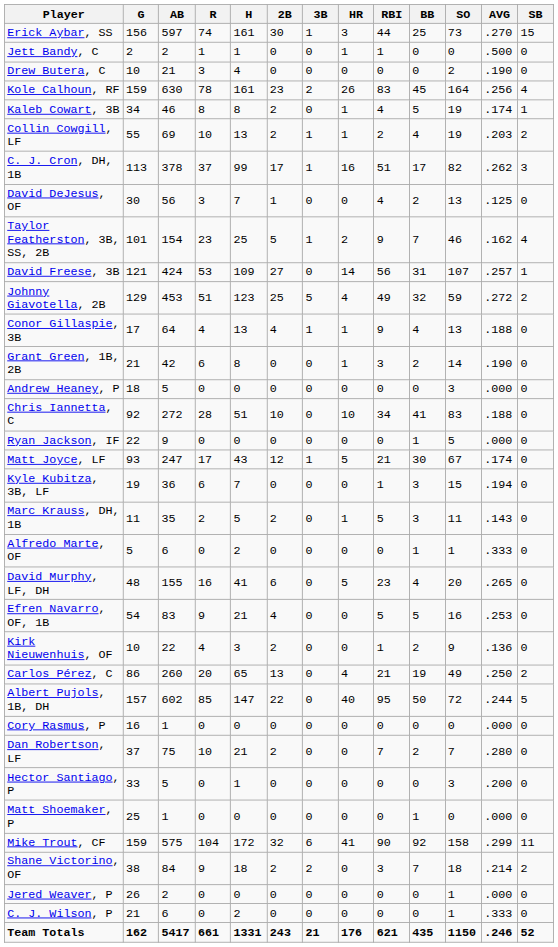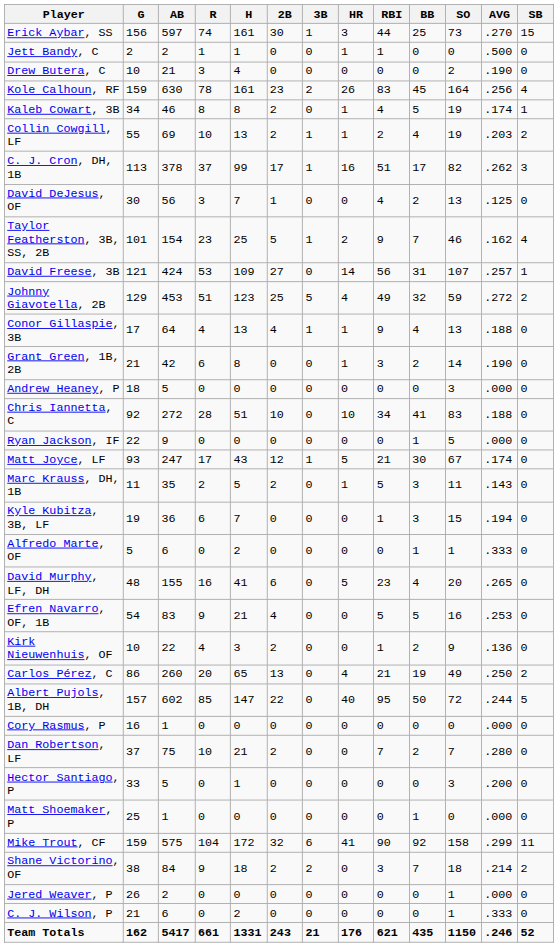rows swapped: (63, 518) <-> (53, 485)
